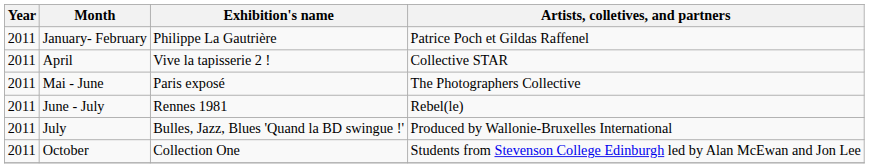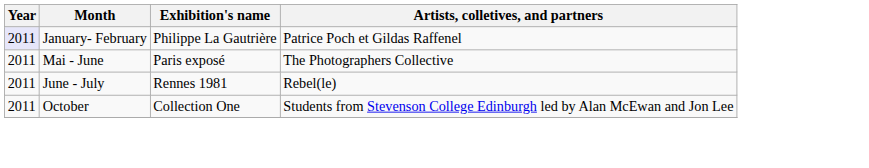(22, 38) no background -> (22, 38) lavender background
- row: (58, 60)
- row: (55, 128)
